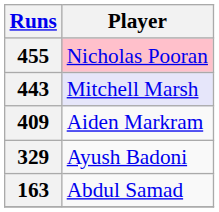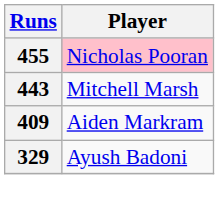(133, 88) lavender background -> (133, 88) no background
- row: (33, 190)
